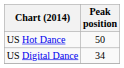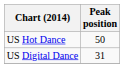(100, 55) 34 -> (100, 55) 31
